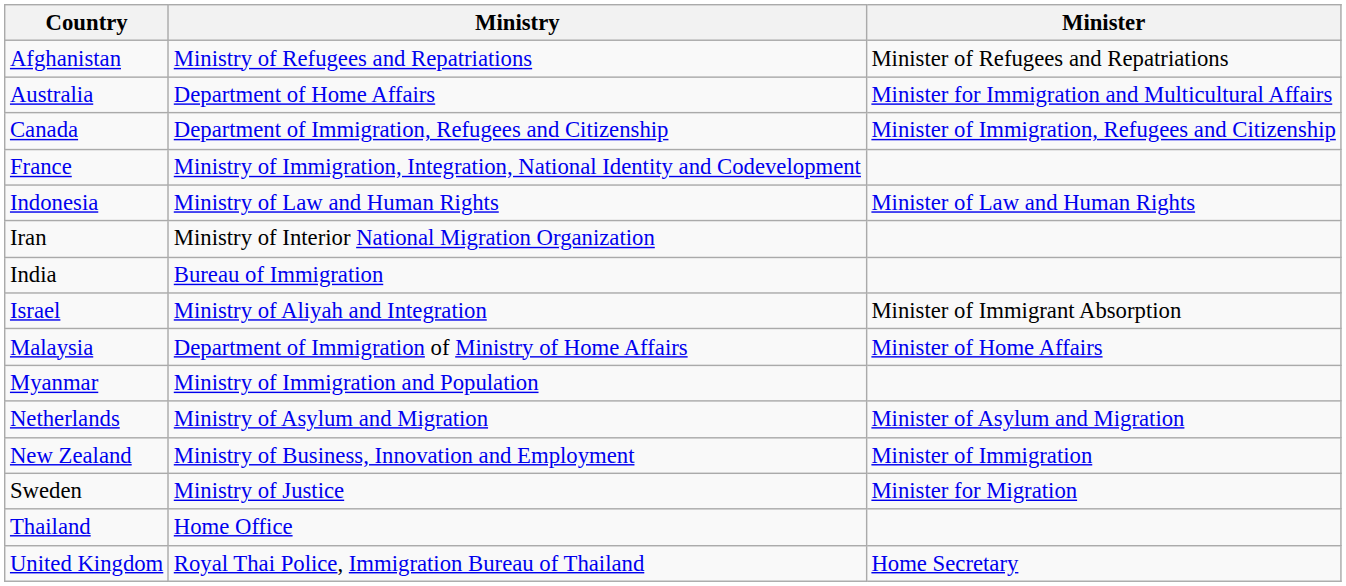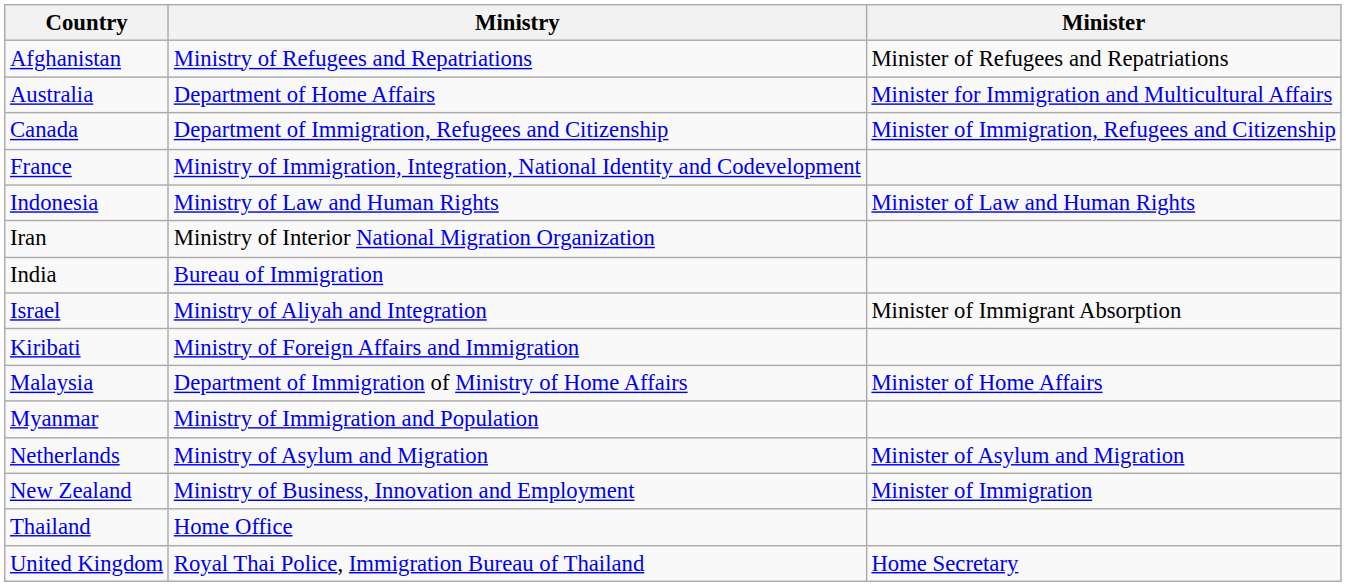+ row: (45, 346)
- row: (46, 490)
